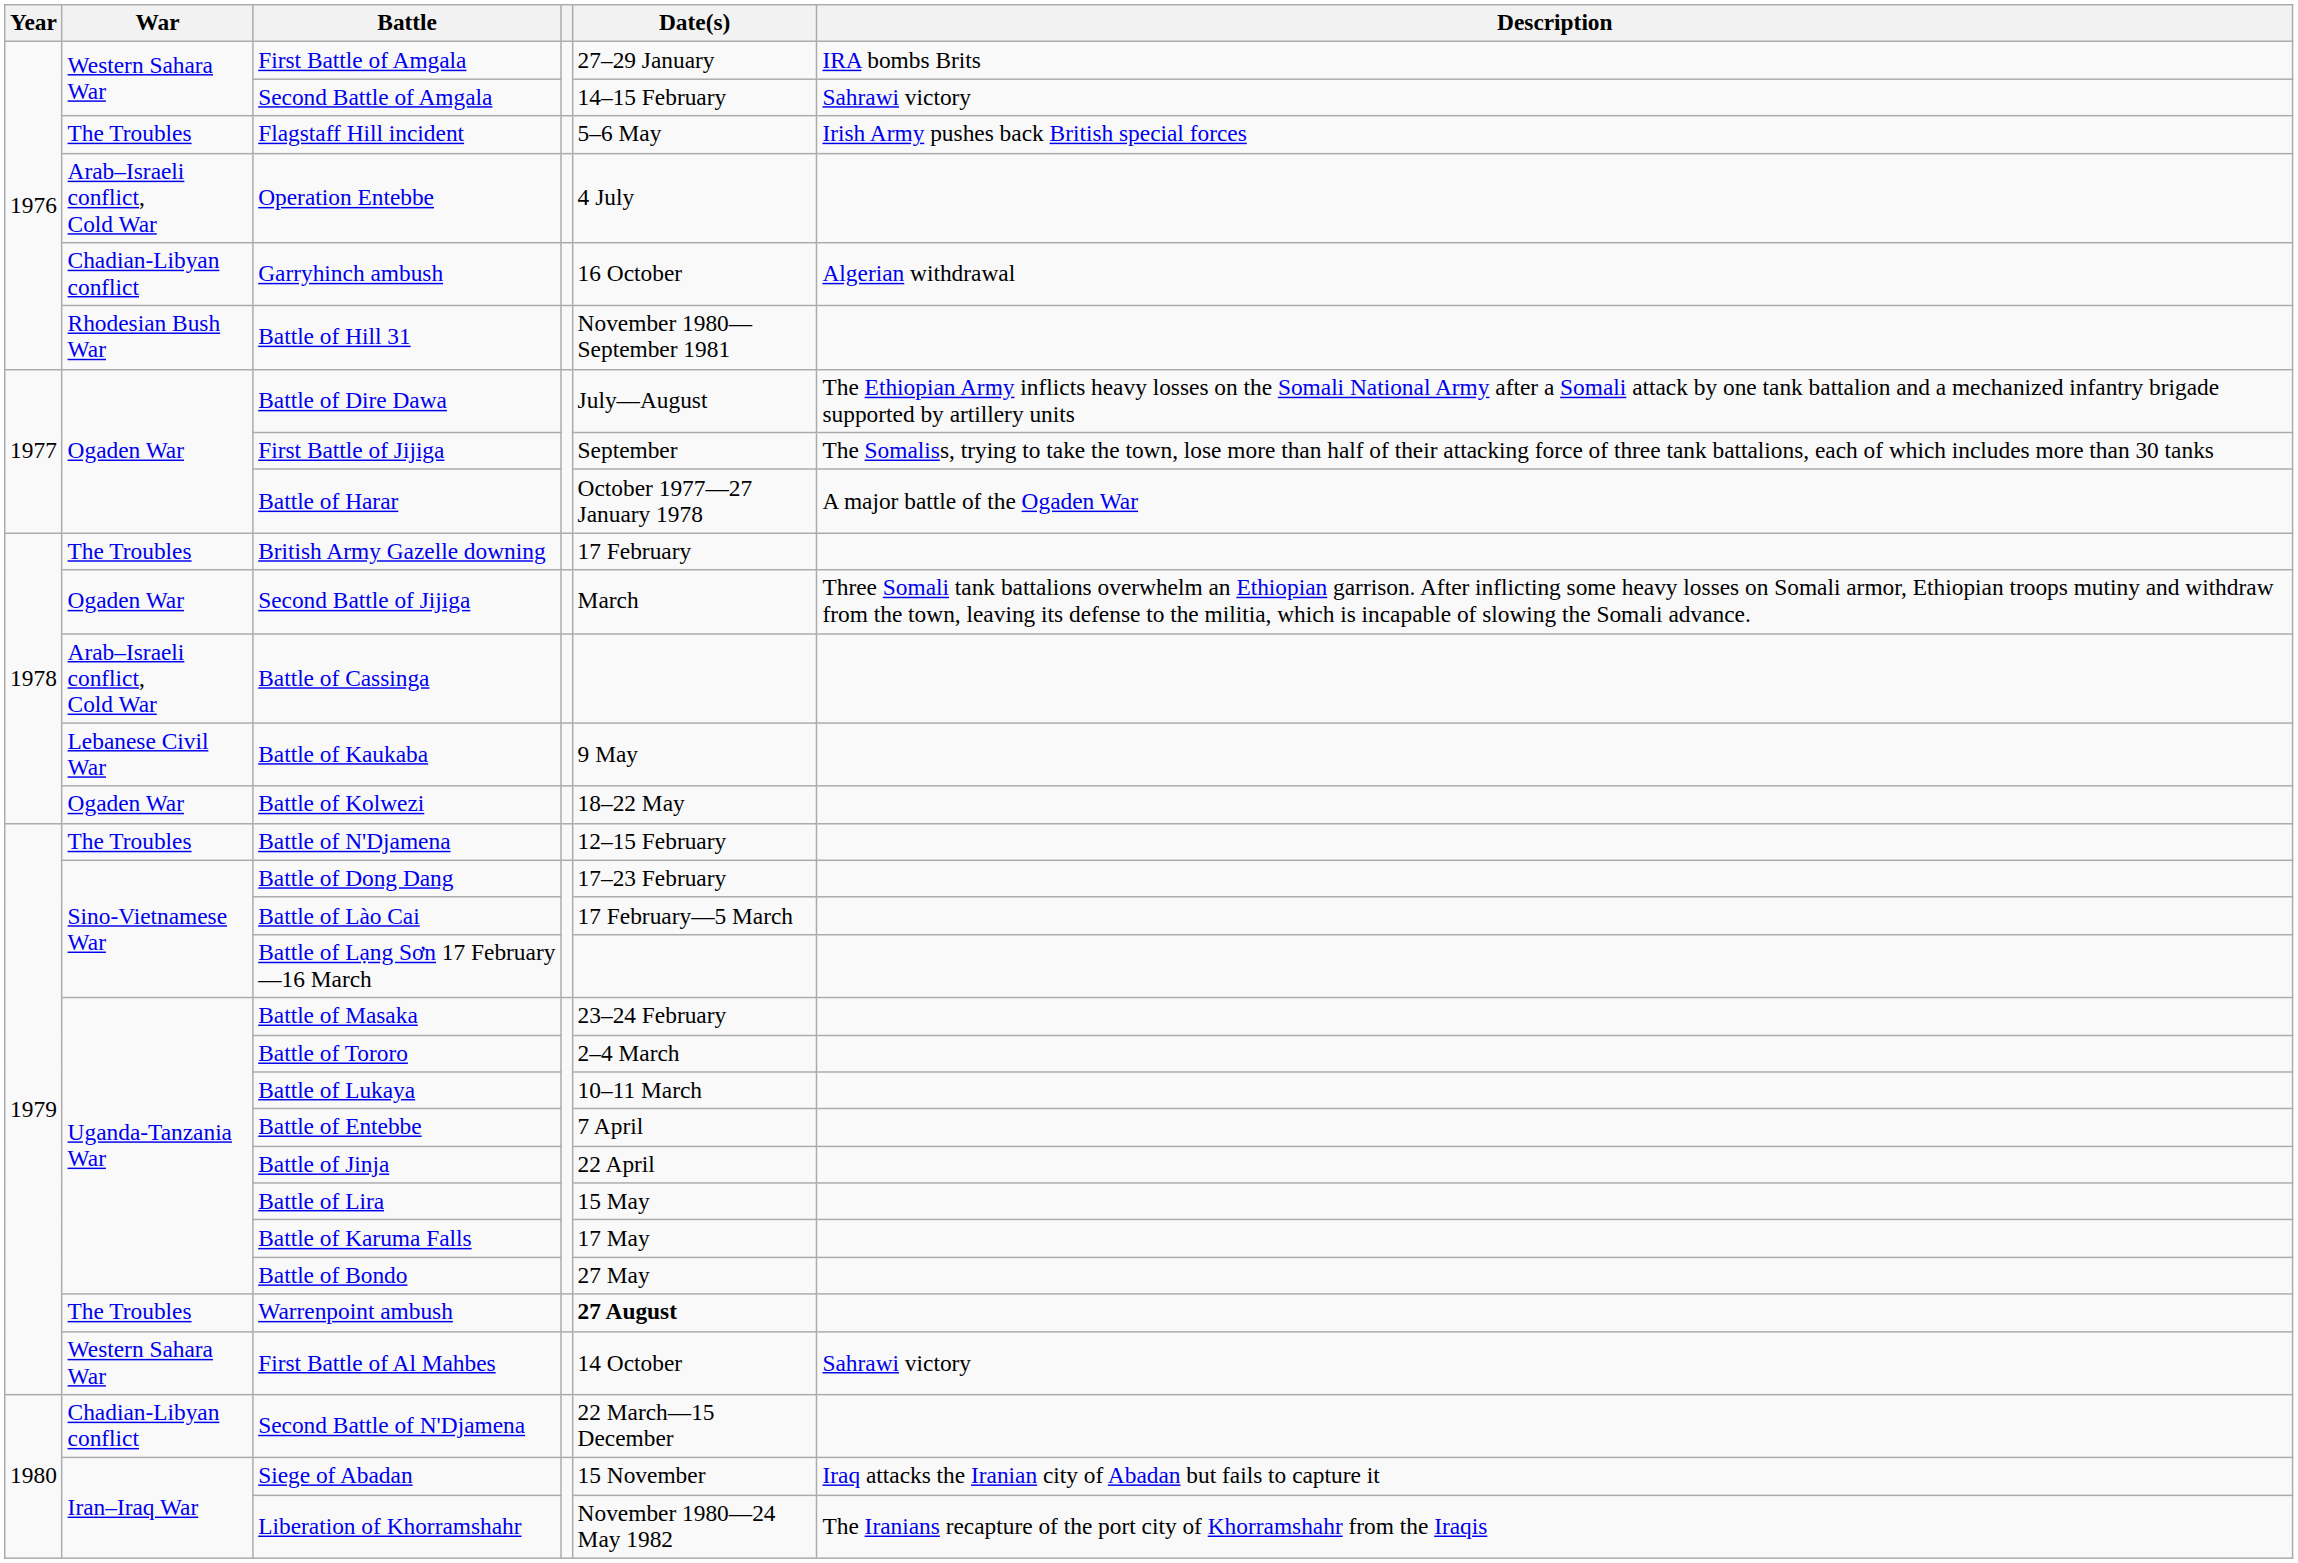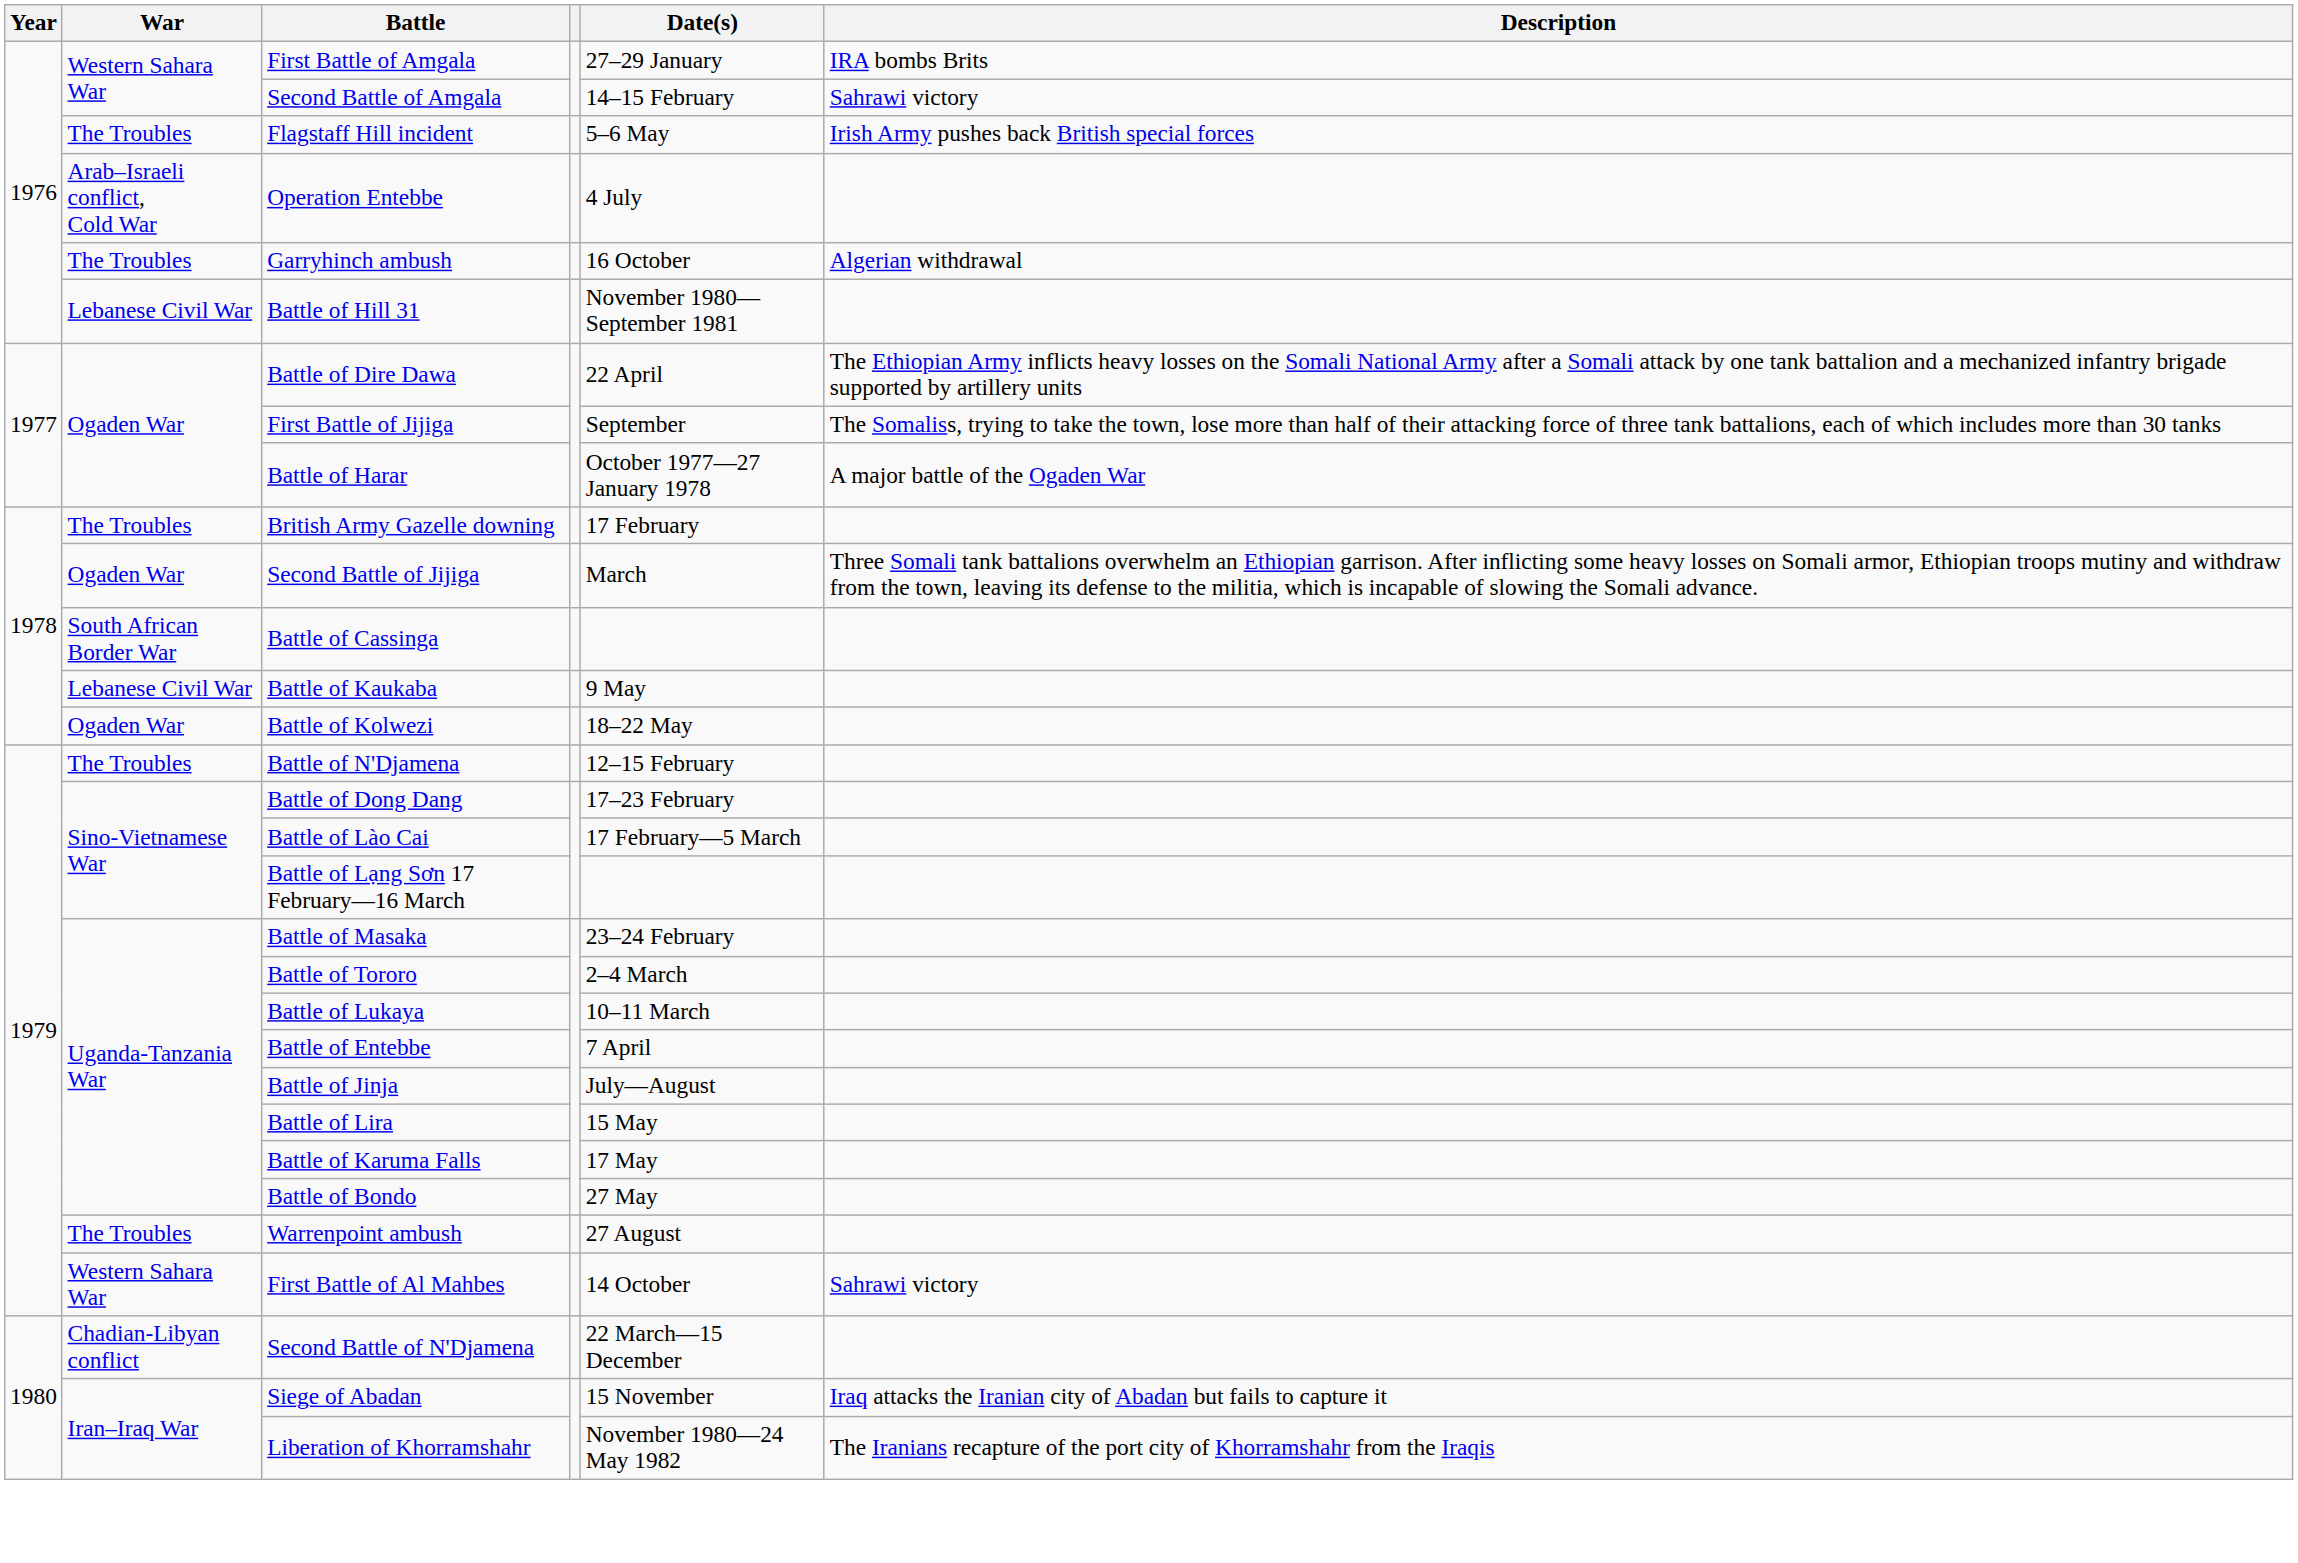(143, 273) Chadian-Libyan conflict -> (130, 260) The Troubles
(144, 337) Rhodesian Bush War -> (160, 311) Lebanese Civil War
(643, 400) July—August -> (624, 374) 22 April
(126, 677) Arab–Israeli conflict, Cold War -> (133, 638) South African Border War
(616, 1164) 22 April -> (651, 1085) July—August
(627, 1312) bold -> (633, 1233) normal
